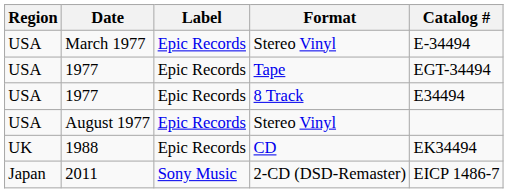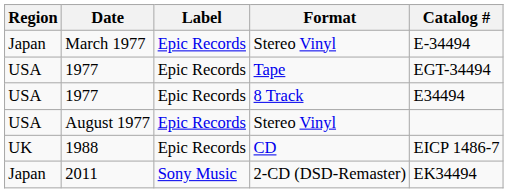(25, 43) USA -> (27, 43) Japan
(445, 148) EK34494 -> (457, 148) EICP 1486-7
(457, 174) EICP 1486-7 -> (445, 174) EK34494
